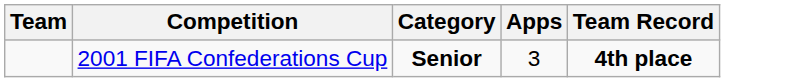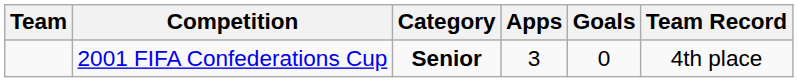+ column: (604, 22)
(643, 58) bold -> (716, 58) normal
